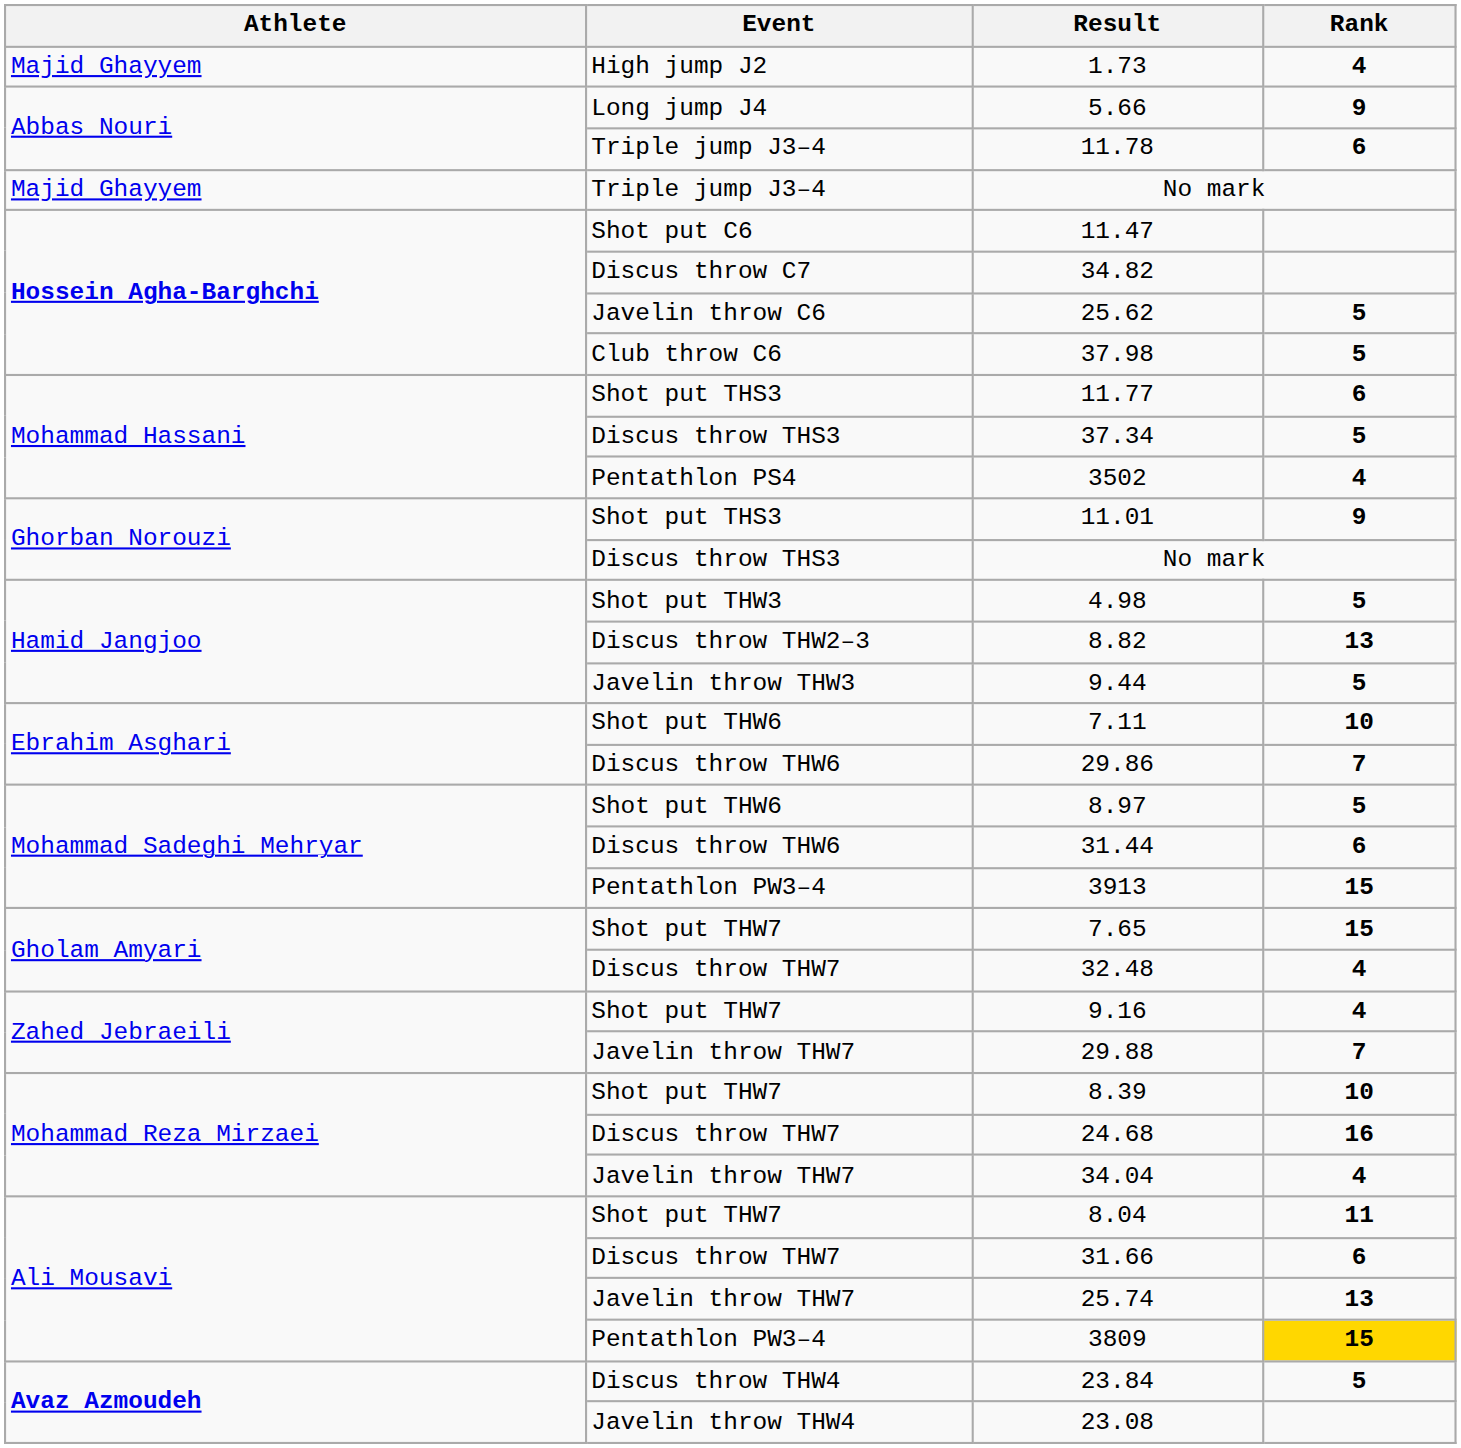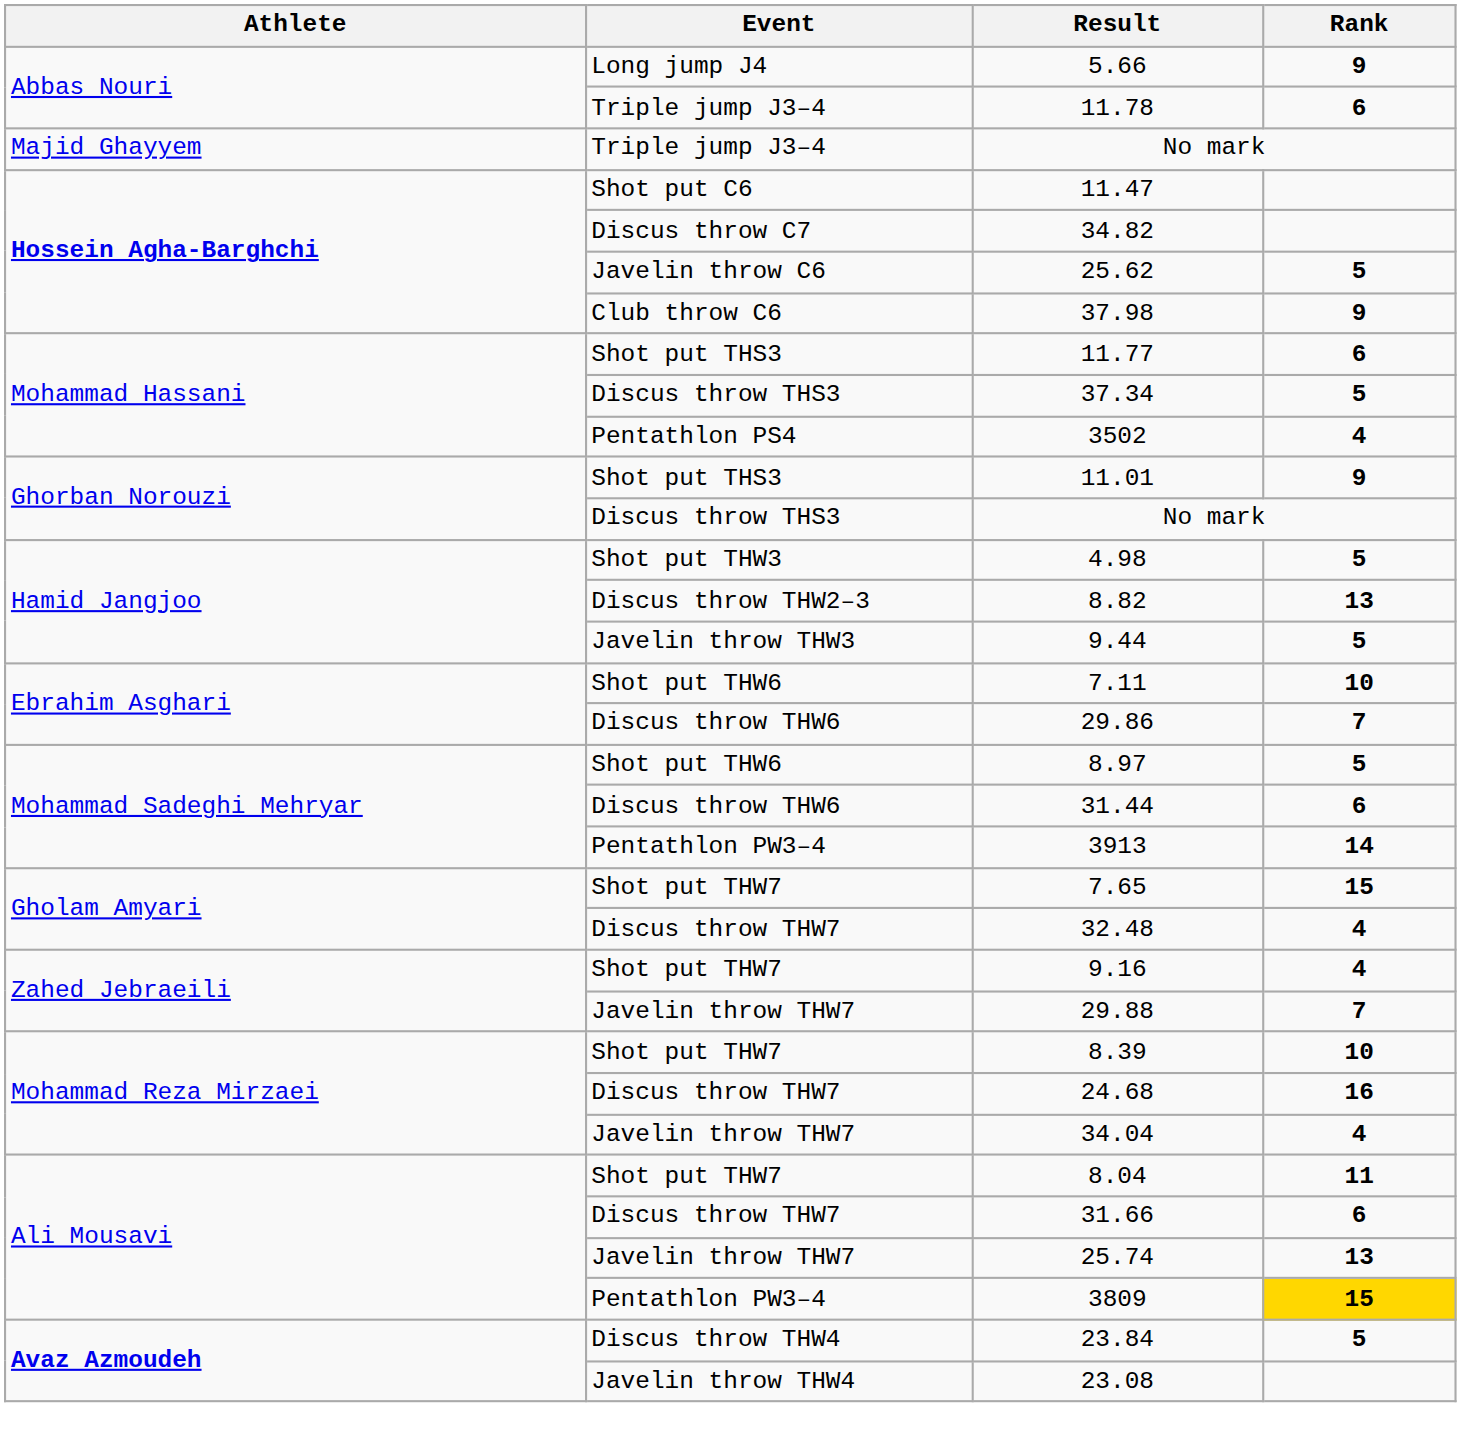- row: (679, 66)
(1359, 354) 5 -> (1359, 313) 9
(1359, 888) 15 -> (1359, 847) 14
